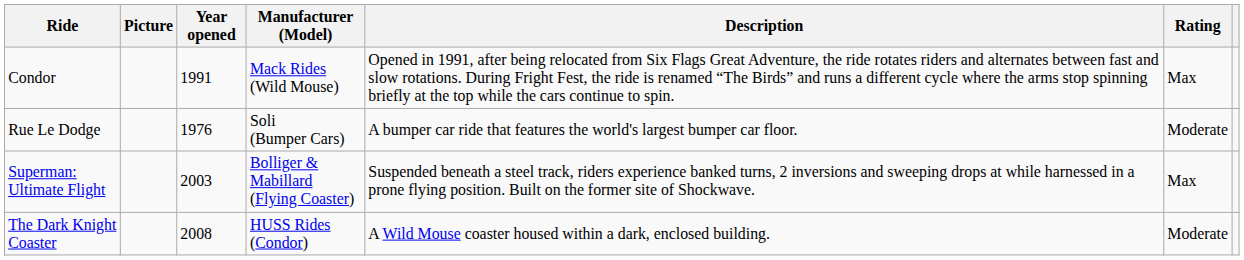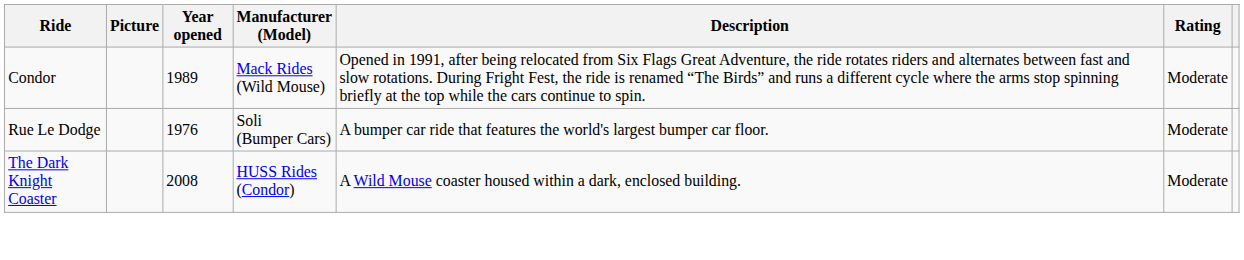(196, 77) 1991 -> (182, 77) 1989
(1182, 77) Max -> (1198, 77) Moderate
- row: (57, 181)
